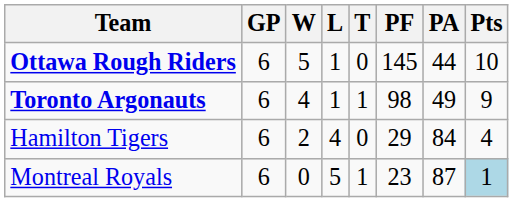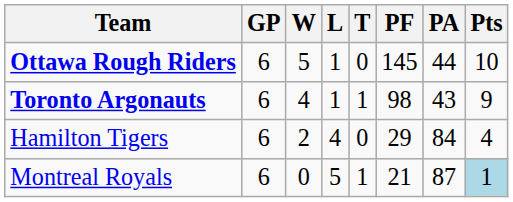(444, 100) 49 -> (444, 100) 43
(400, 176) 23 -> (400, 176) 21
